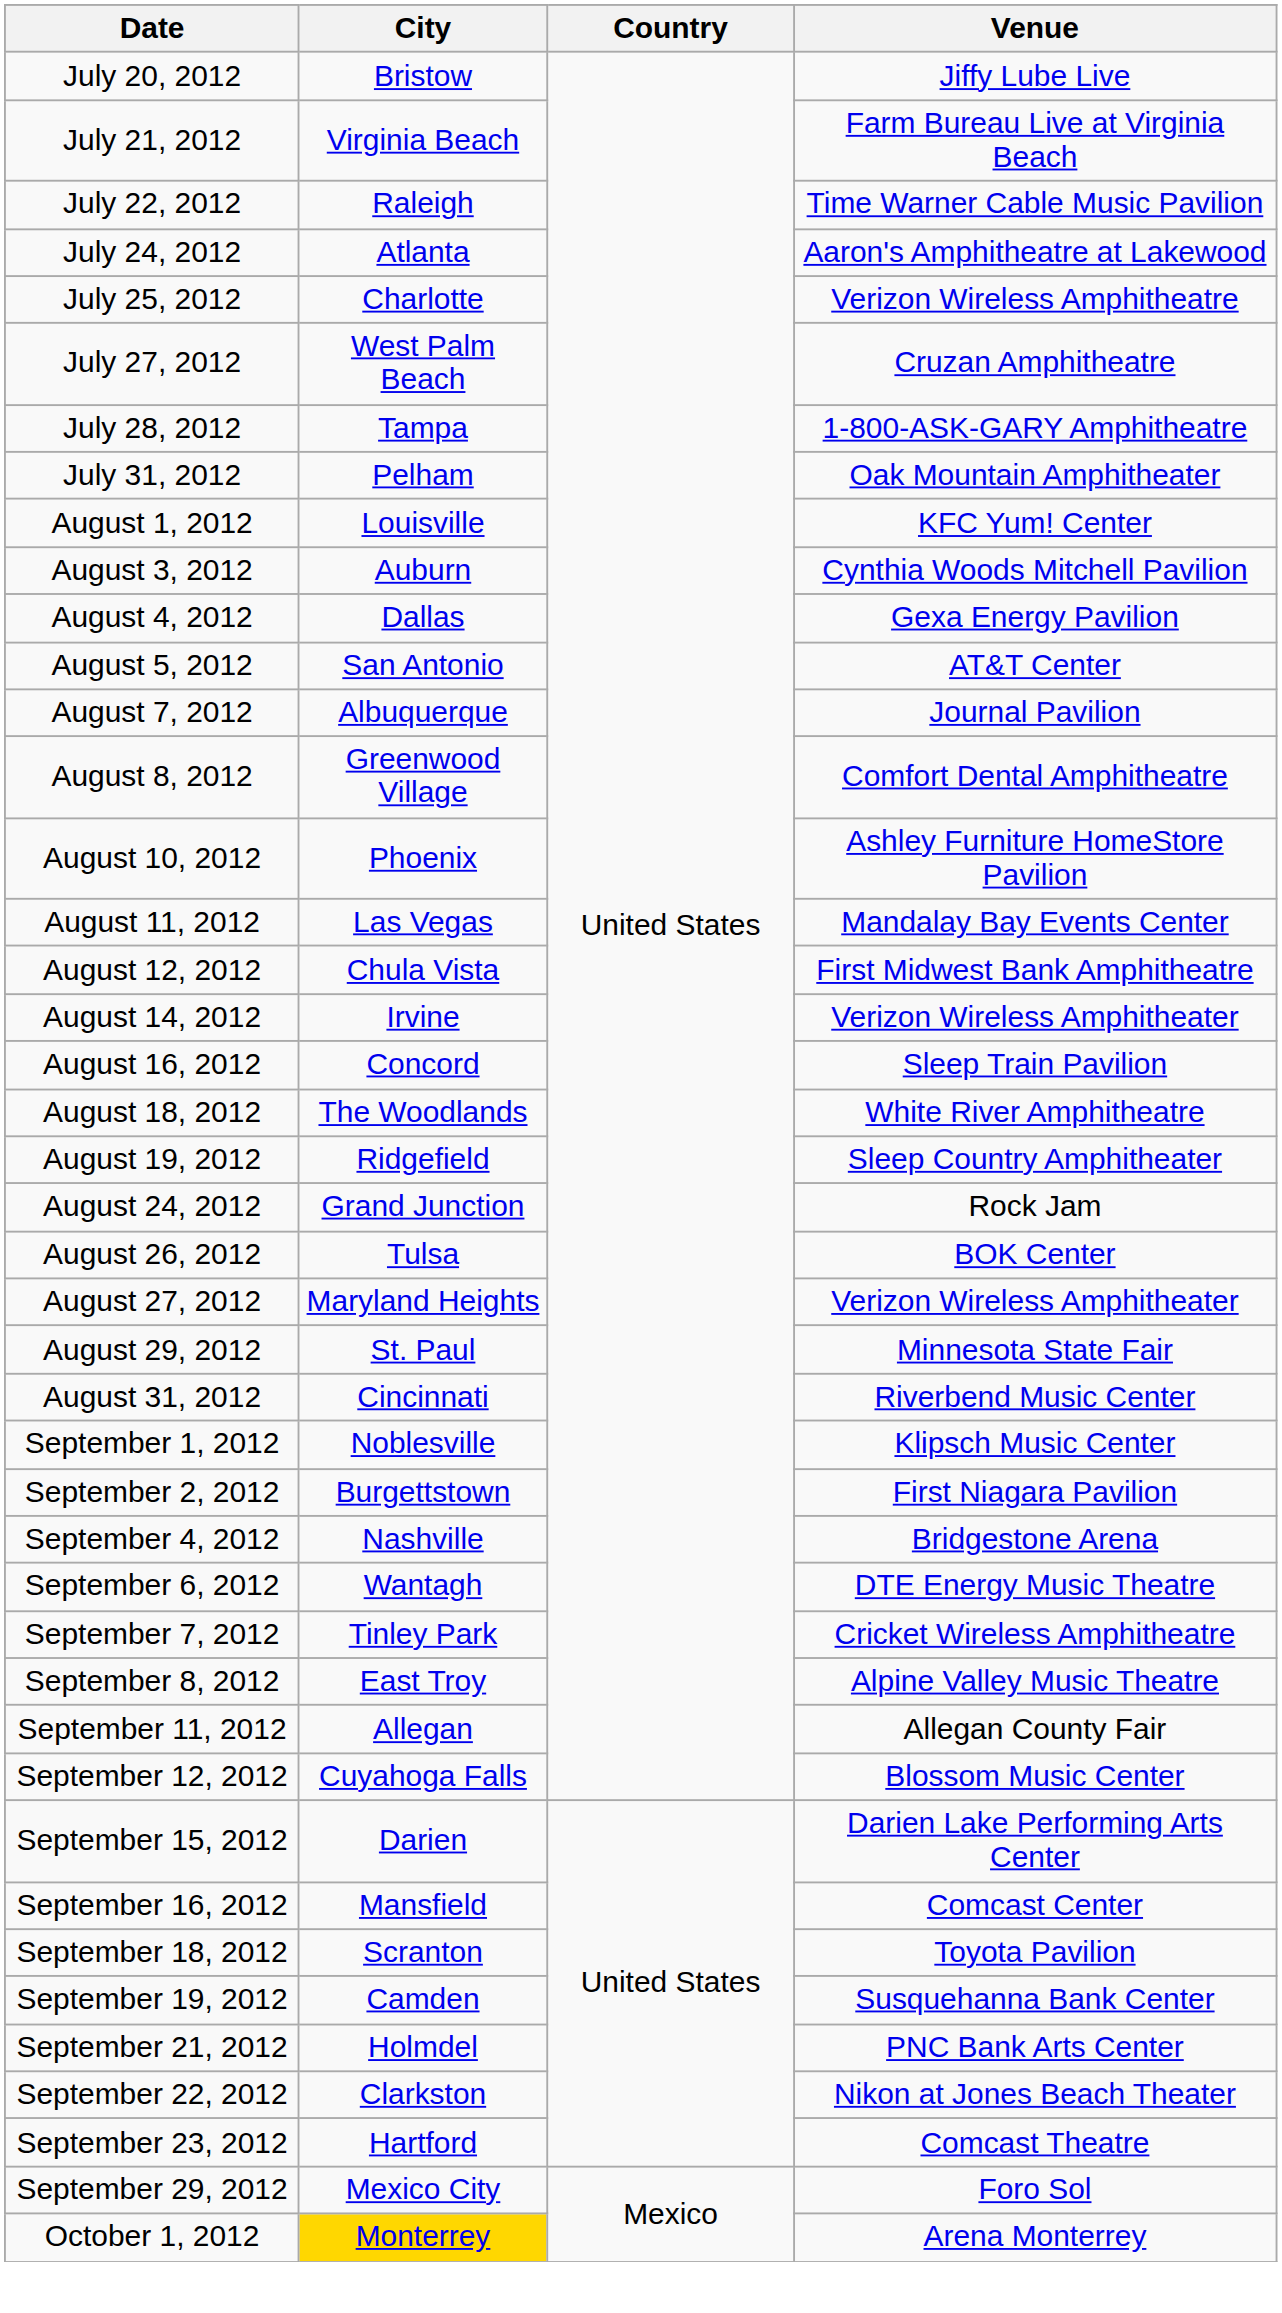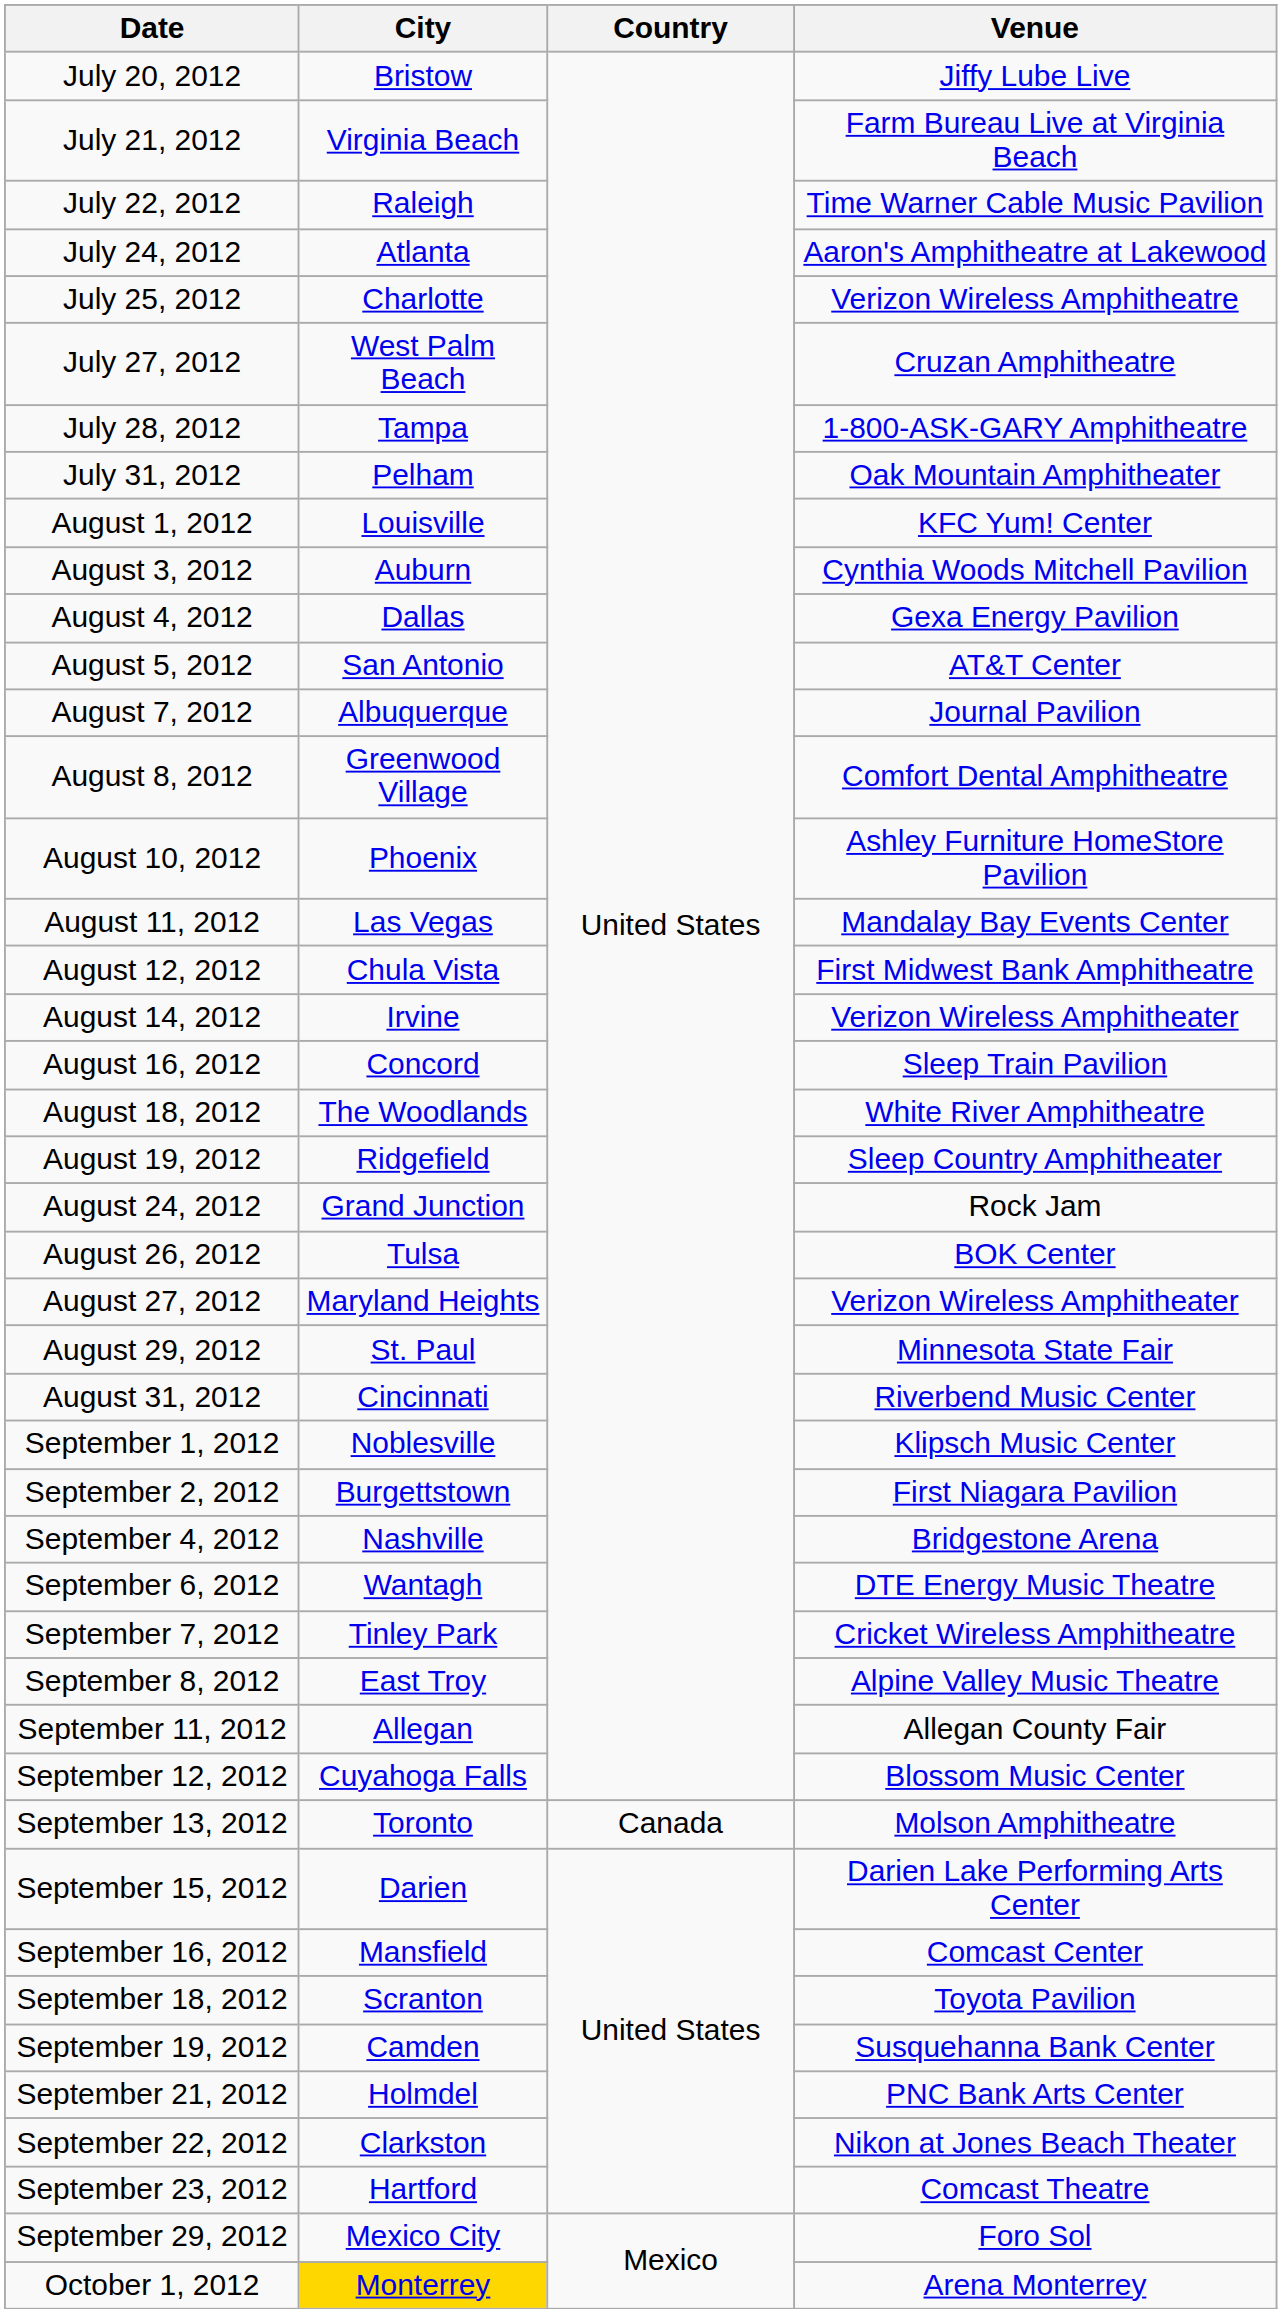+ row: (152, 1823)
